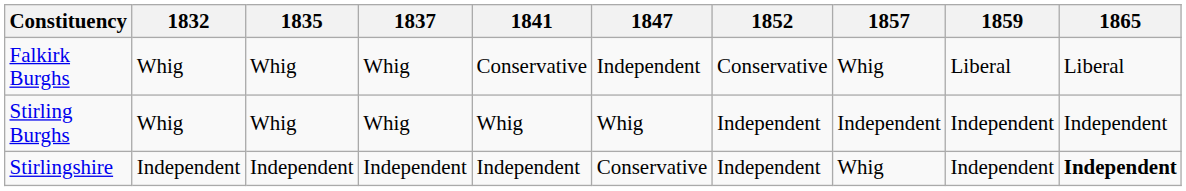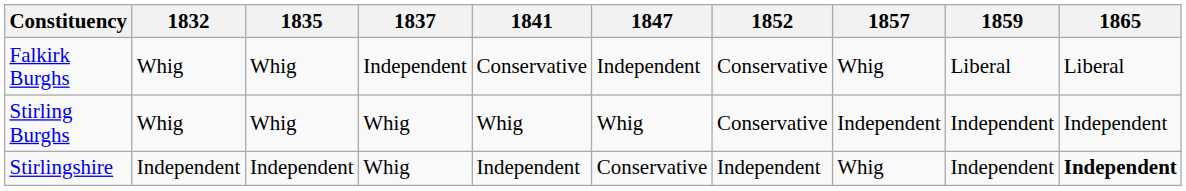(387, 66) Whig -> (415, 66) Independent
(769, 122) Independent -> (772, 122) Conservative
(415, 168) Independent -> (387, 168) Whig
